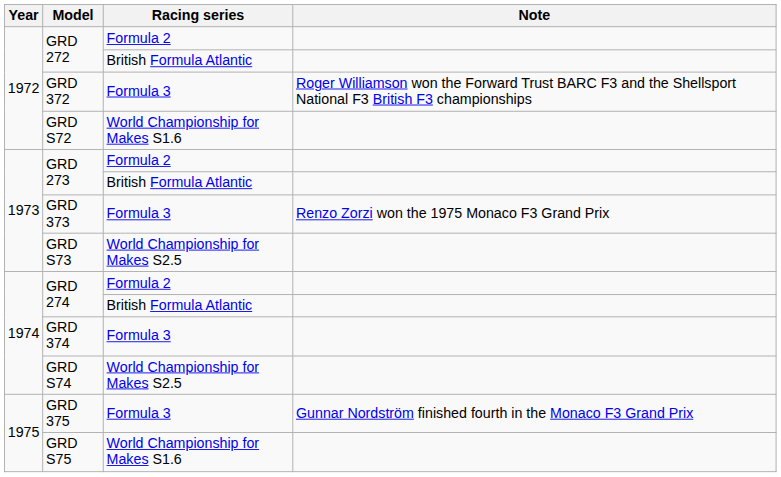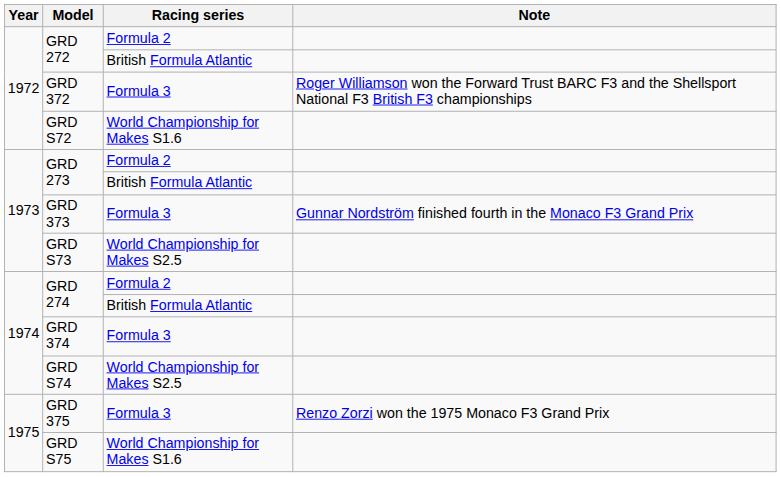(453, 213) Renzo Zorzi won the 1975 Monaco F3 Grand Prix -> (495, 213) Gunnar Nordström finished fourth in the Monaco F3 Grand Prix
(495, 413) Gunnar Nordström finished fourth in the Monaco F3 Grand Prix -> (453, 413) Renzo Zorzi won the 1975 Monaco F3 Grand Prix
